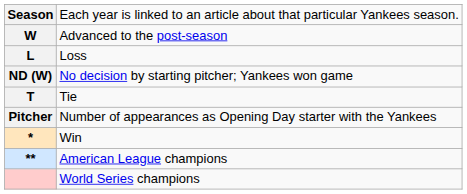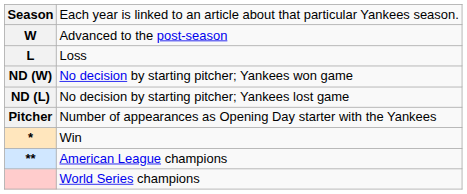+ row: (30, 96)
- row: (30, 96)
